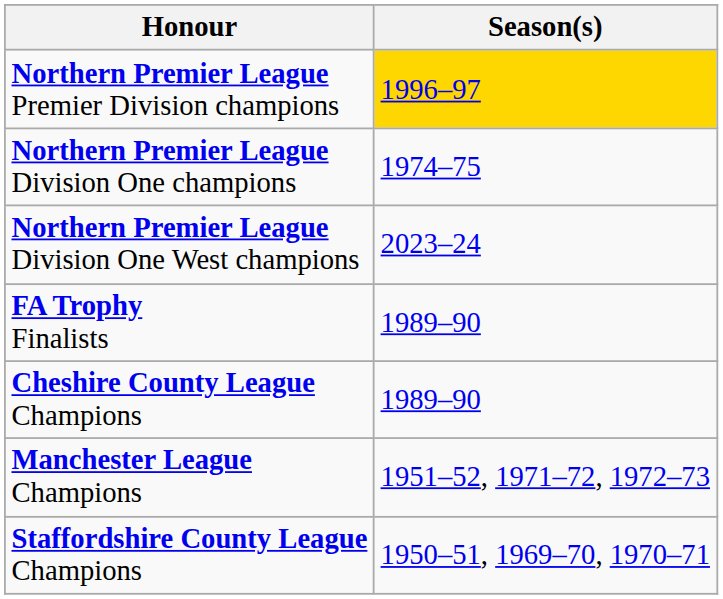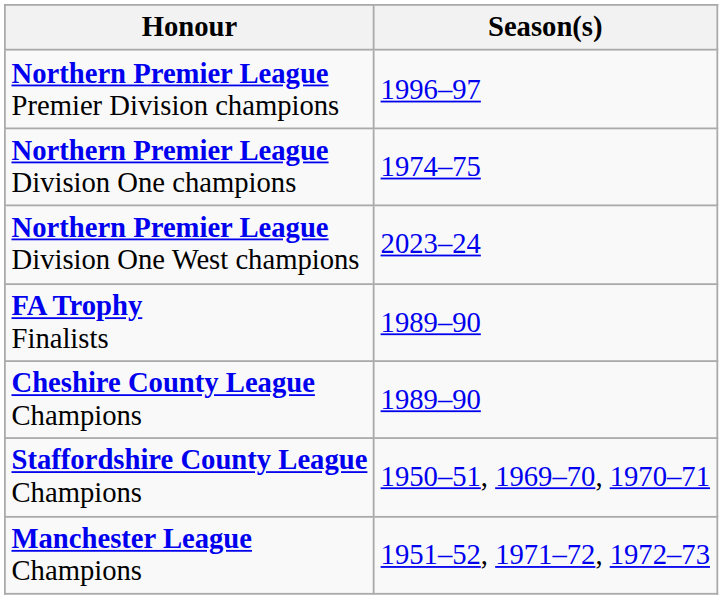(431, 88) gold background -> (431, 88) no background
rows swapped: (132, 476) <-> (189, 554)
